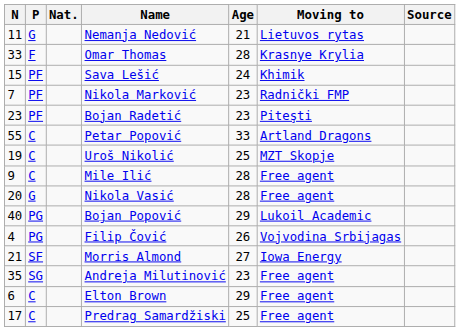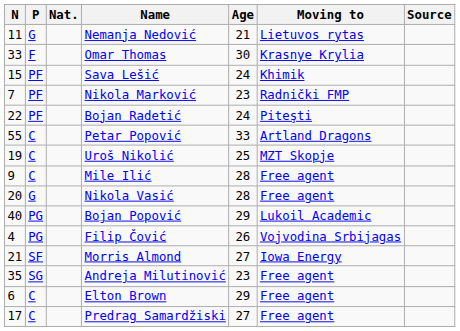(243, 55) 28 -> (243, 55) 30
(15, 115) 23 -> (15, 115) 22
(243, 115) 23 -> (243, 115) 24
(243, 316) 25 -> (243, 316) 27
